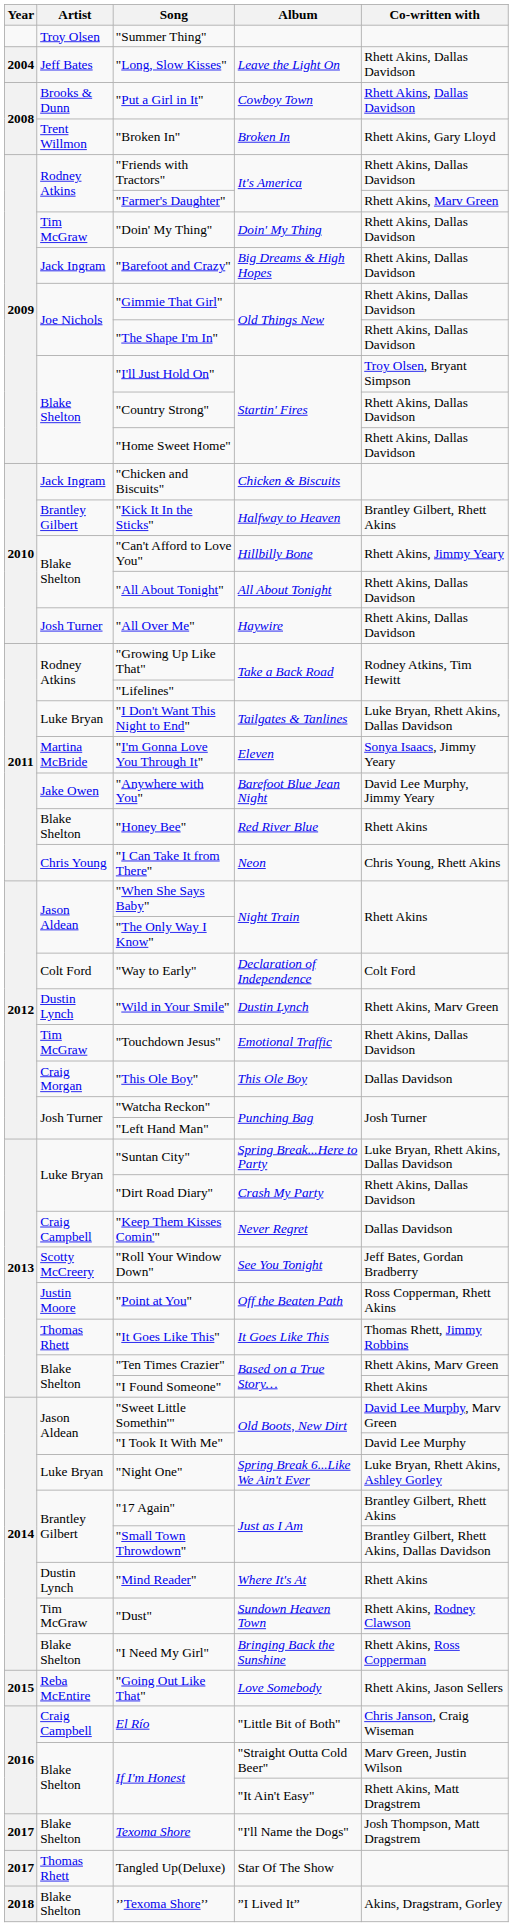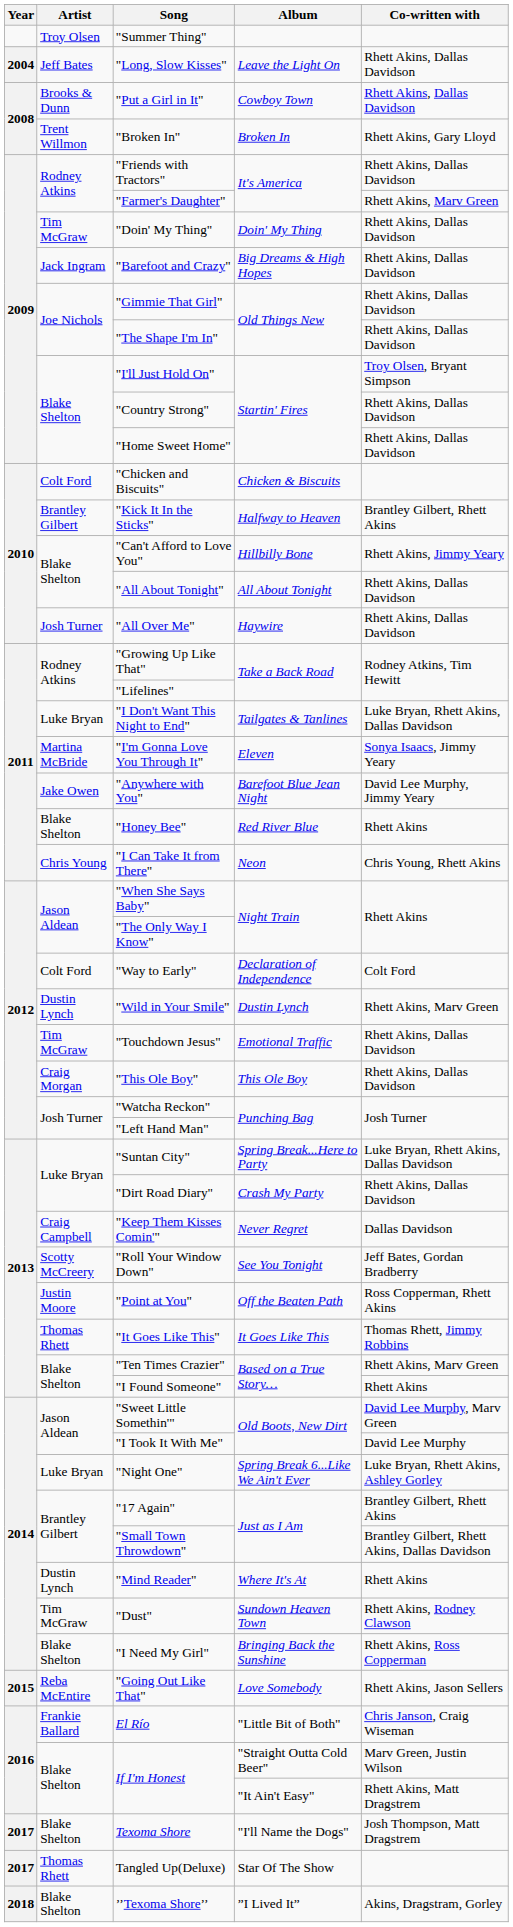(73, 481) Jack Ingram -> (66, 481) Colt Ford
(408, 1078) Dallas Davidson -> (416, 1078) Rhett Akins, Dallas Davidson
(66, 1724) Craig Campbell -> (60, 1724) Frankie Ballard
